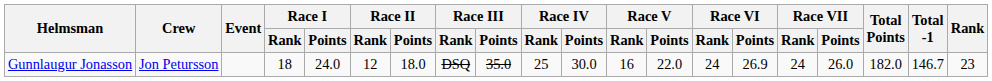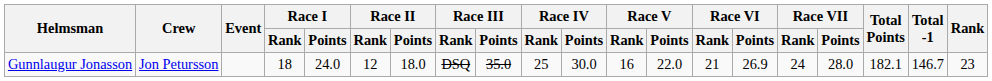(712, 64) 24 -> (712, 64) 21
(841, 64) 26.0 -> (841, 64) 28.0
(886, 64) 182.0 -> (886, 64) 182.1
